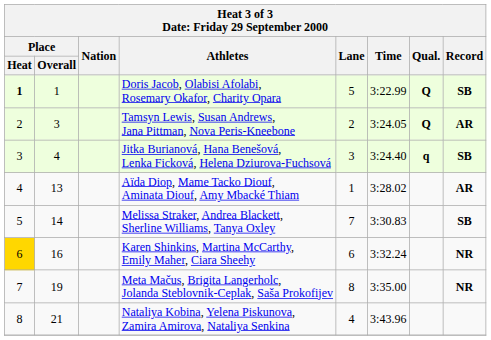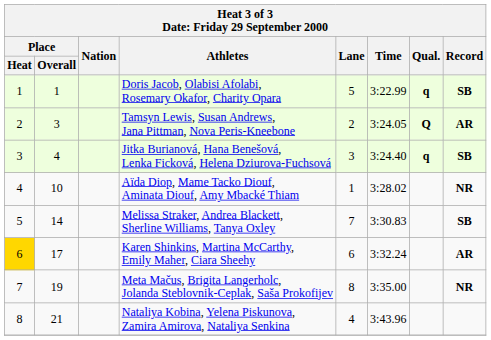(19, 91) bold -> (19, 91) normal
(426, 91) Q -> (426, 91) q
(57, 188) 13 -> (57, 188) 10
(465, 188) AR -> (465, 188) NR
(57, 254) 16 -> (57, 254) 17
(465, 254) NR -> (465, 254) AR
